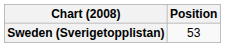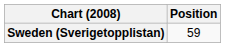(194, 33) 53 -> (194, 33) 59
